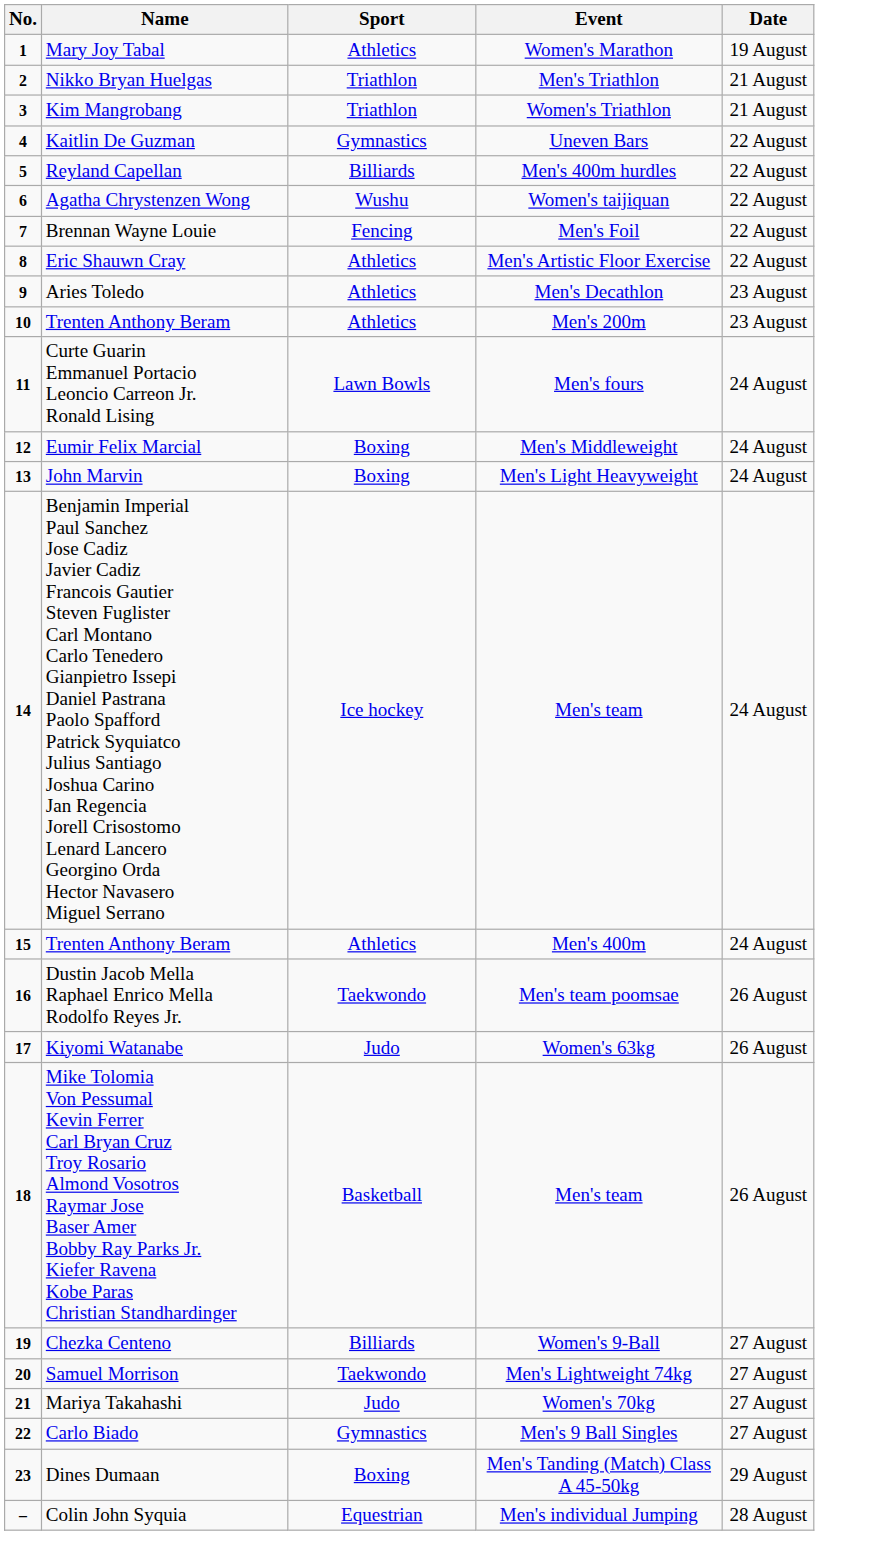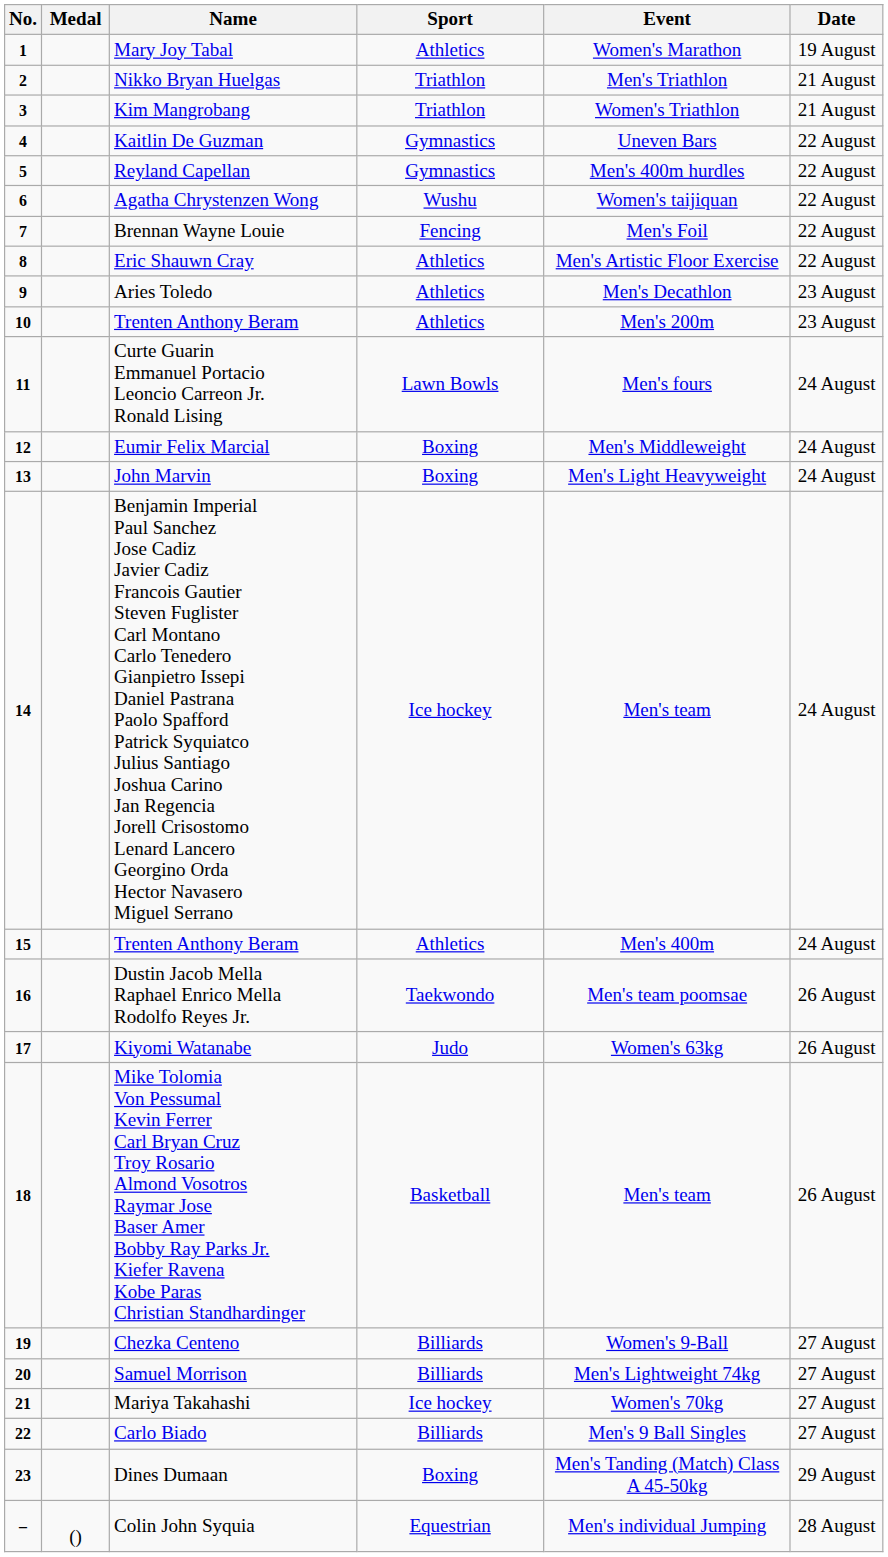+ column: (76, 19)
(382, 170) Billiards -> (450, 170) Gymnastics
(382, 1373) Taekwondo -> (450, 1373) Billiards
(382, 1403) Judo -> (450, 1403) Ice hockey
(382, 1433) Gymnastics -> (450, 1433) Billiards
